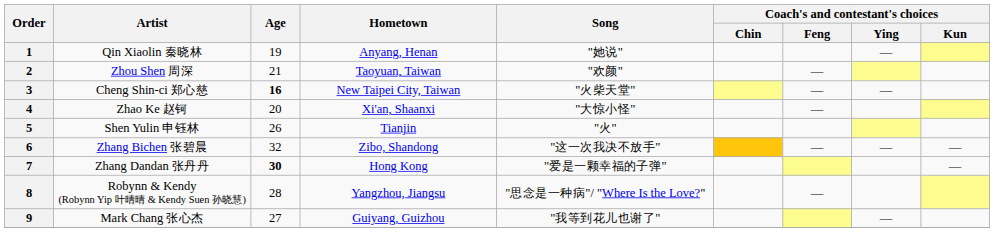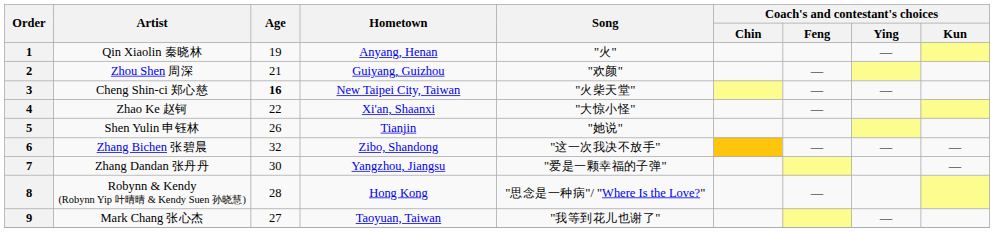(605, 52) "她说" -> (605, 52) "火"
(398, 71) Taoyuan, Taiwan -> (398, 71) Guiyang, Guizhou
(275, 109) 20 -> (275, 109) 22
(605, 128) "火" -> (605, 128) "她说"
(275, 166) bold -> (275, 166) normal
(398, 166) Hong Kong -> (398, 166) Yangzhou, Jiangsu
(398, 192) Yangzhou, Jiangsu -> (398, 192) Hong Kong
(398, 218) Guiyang, Guizhou -> (398, 218) Taoyuan, Taiwan
